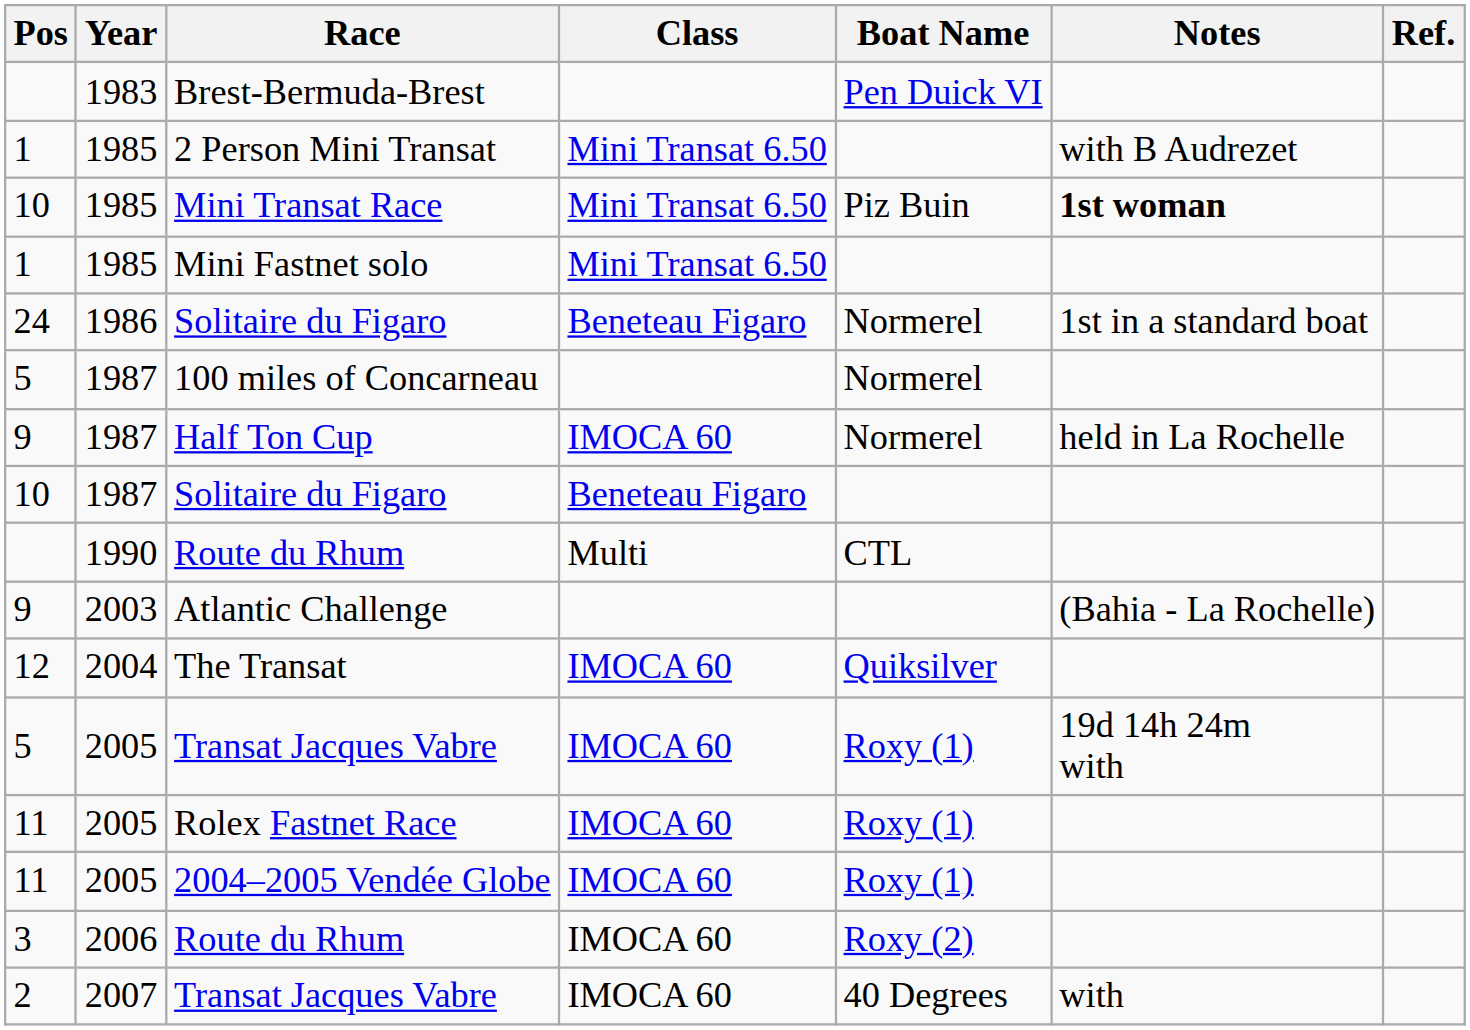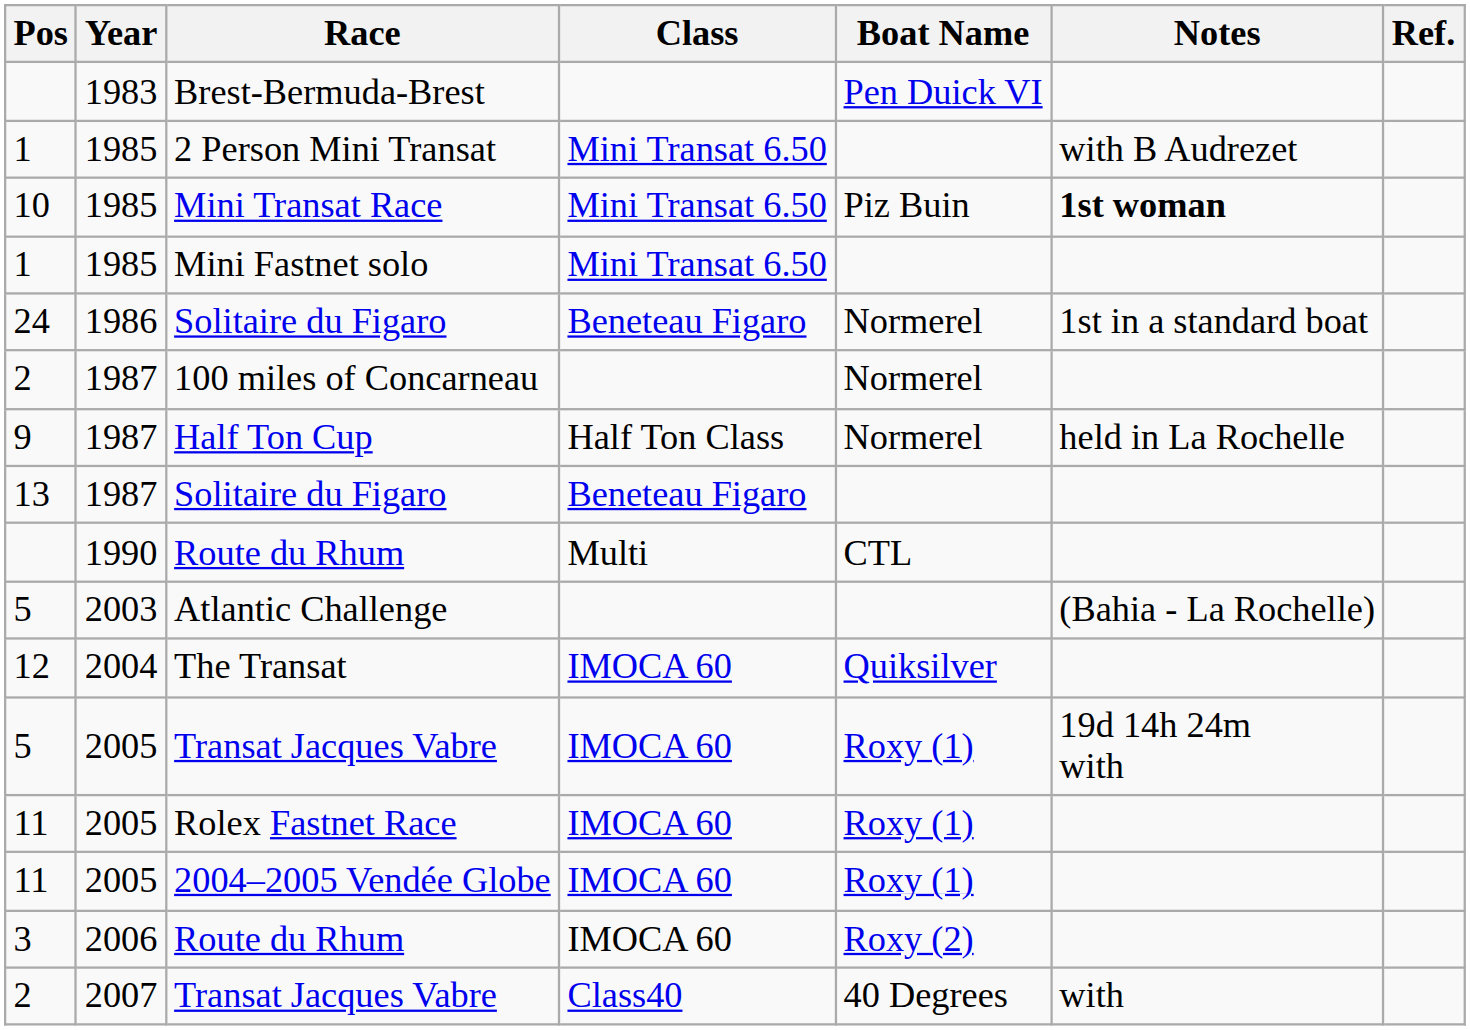(23, 378) 5 -> (23, 378) 2
(650, 436) IMOCA 60 -> (676, 436) Half Ton Class
(32, 494) 10 -> (32, 494) 13
(23, 609) 9 -> (23, 609) 5
(650, 995) IMOCA 60 -> (625, 995) Class40
